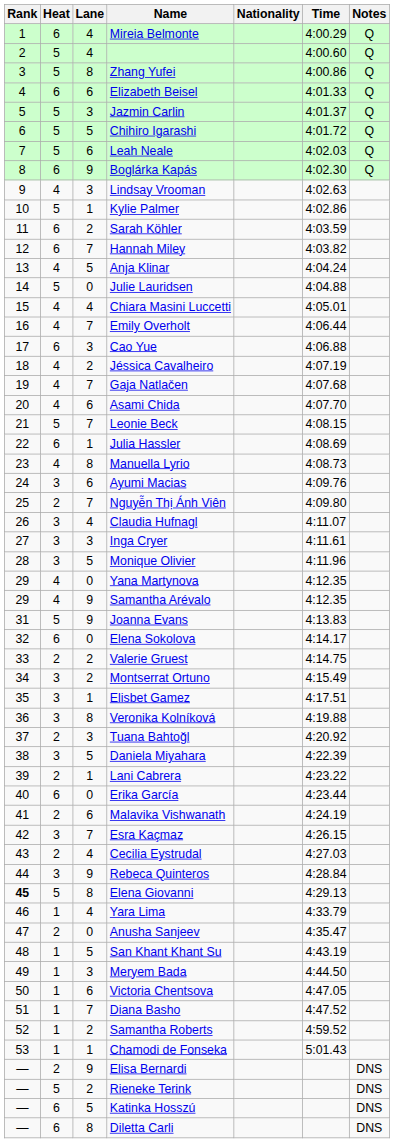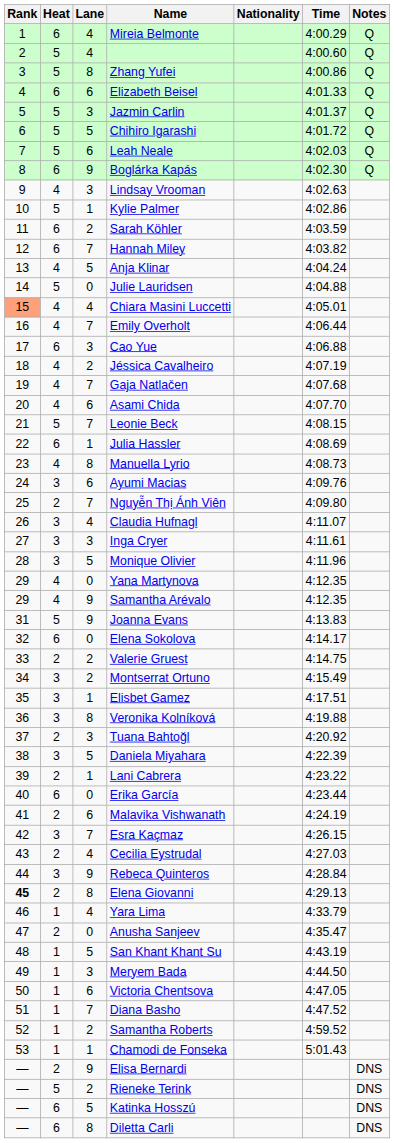(22, 307) no background -> (22, 307) lightsalmon background
(56, 893) 5 -> (56, 893) 2
